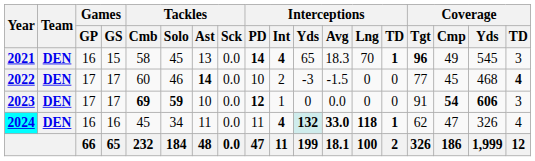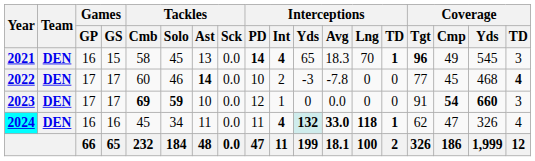(337, 79) -1.5 -> (337, 79) -7.8
(257, 101) bold -> (257, 101) normal
(487, 101) 606 -> (487, 101) 660
